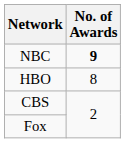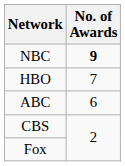(93, 79) 8 -> (93, 79) 7
+ row: (35, 102)
